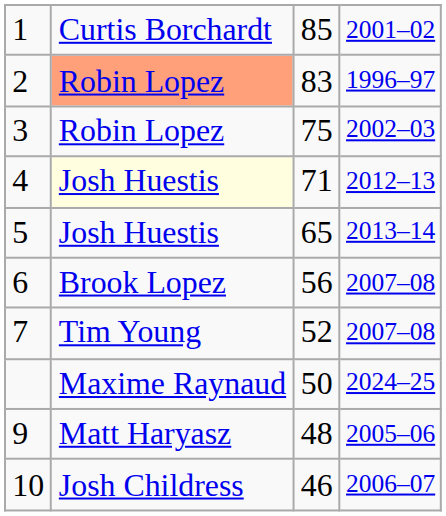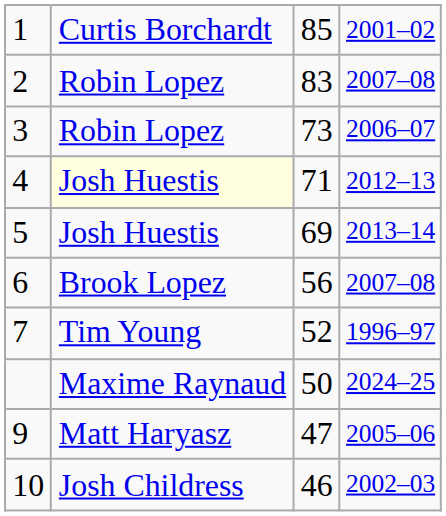(142, 80) lightsalmon background -> (142, 80) no background
(391, 80) 1996–97 -> (391, 80) 2007–08
(317, 130) 75 -> (317, 130) 73
(391, 130) 2002–03 -> (391, 130) 2006–07
(317, 231) 65 -> (317, 231) 69
(391, 332) 2007–08 -> (391, 332) 1996–97
(317, 433) 48 -> (317, 433) 47
(391, 484) 2006–07 -> (391, 484) 2002–03
